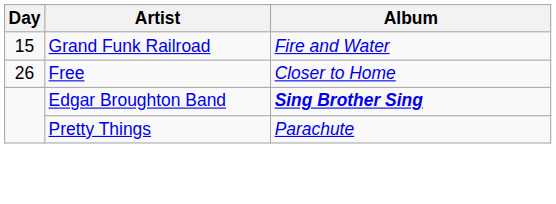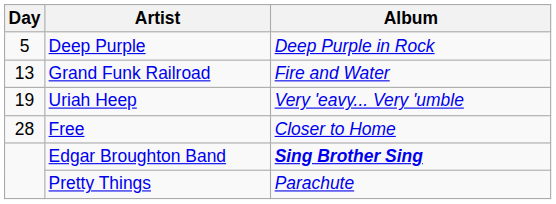+ row: (97, 45)
(25, 45) 15 -> (25, 73) 13
+ row: (93, 101)
(25, 73) 26 -> (25, 128) 28
